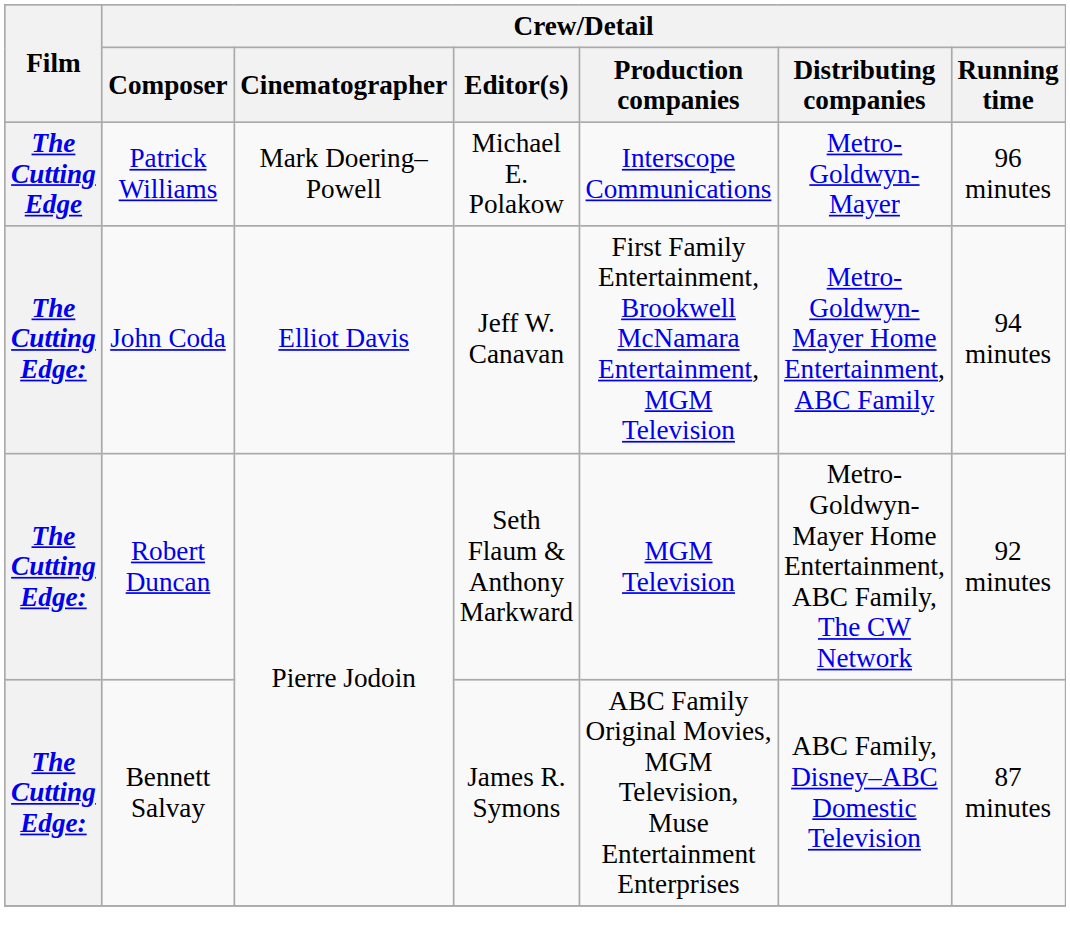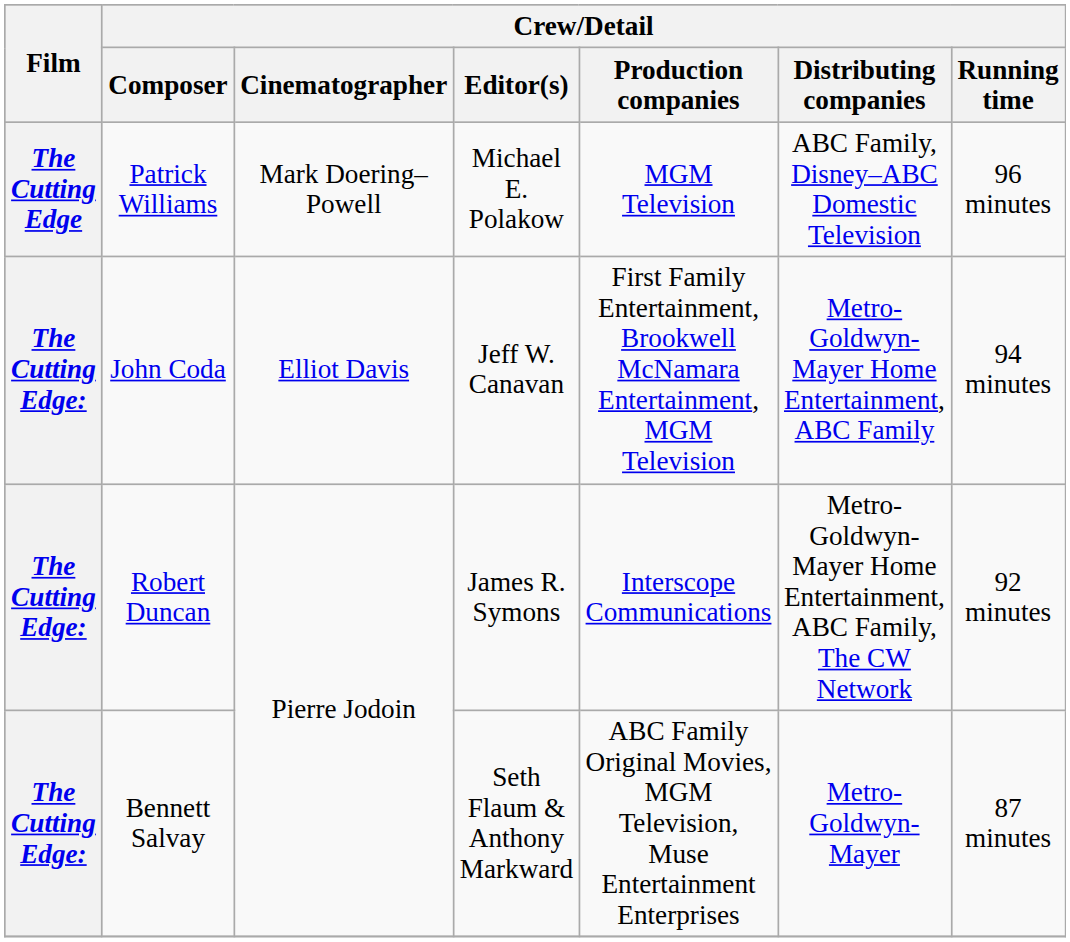(679, 173) Interscope Communications -> (679, 188) MGM Television
(864, 173) Metro-Goldwyn-Mayer -> (864, 188) ABC Family, Disney–ABC Domestic Television
(516, 565) Seth Flaum & Anthony Markward -> (516, 596) James R. Symons
(679, 565) MGM Television -> (679, 596) Interscope Communications
(516, 792) James R. Symons -> (516, 823) Seth Flaum & Anthony Markward
(864, 792) ABC Family, Disney–ABC Domestic Television -> (864, 823) Metro-Goldwyn-Mayer
